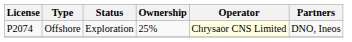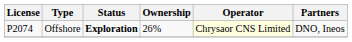(109, 28) normal -> (111, 28) bold
(148, 28) 25% -> (152, 28) 26%
